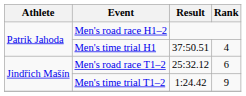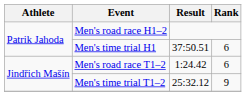(226, 48) 4 -> (226, 48) 6
(191, 65) 25:32.12 -> (191, 65) 1:24.42
(191, 82) 1:24.42 -> (191, 82) 25:32.12
